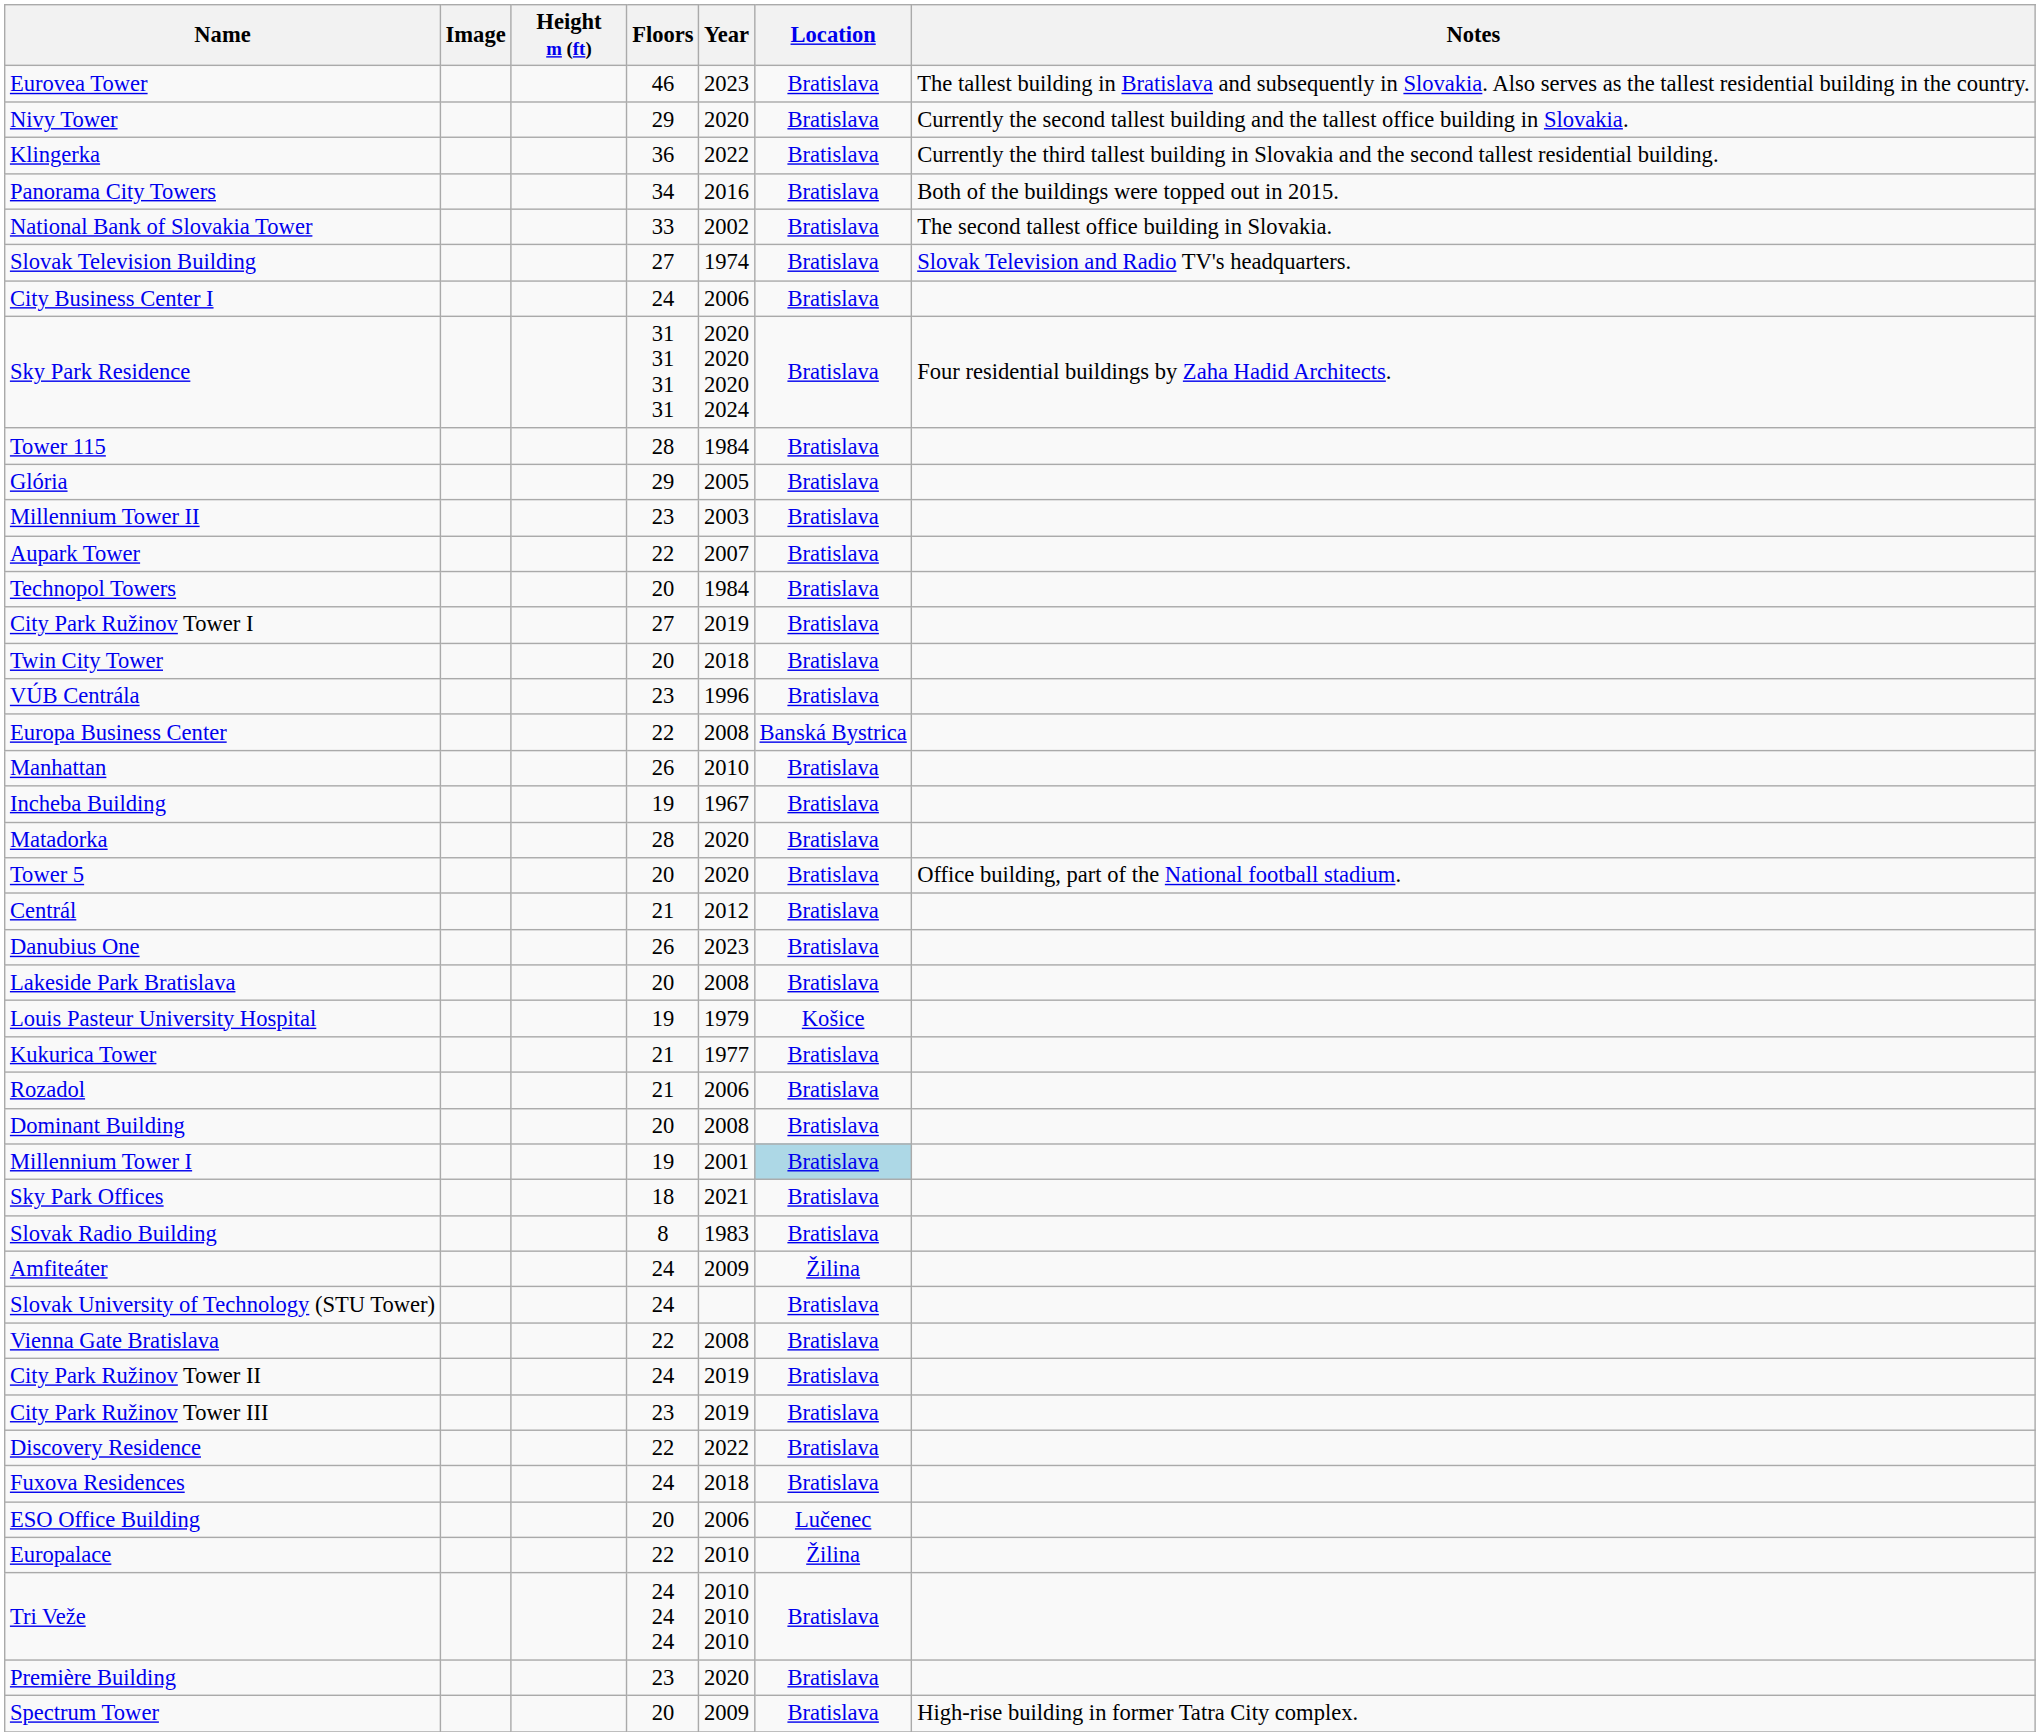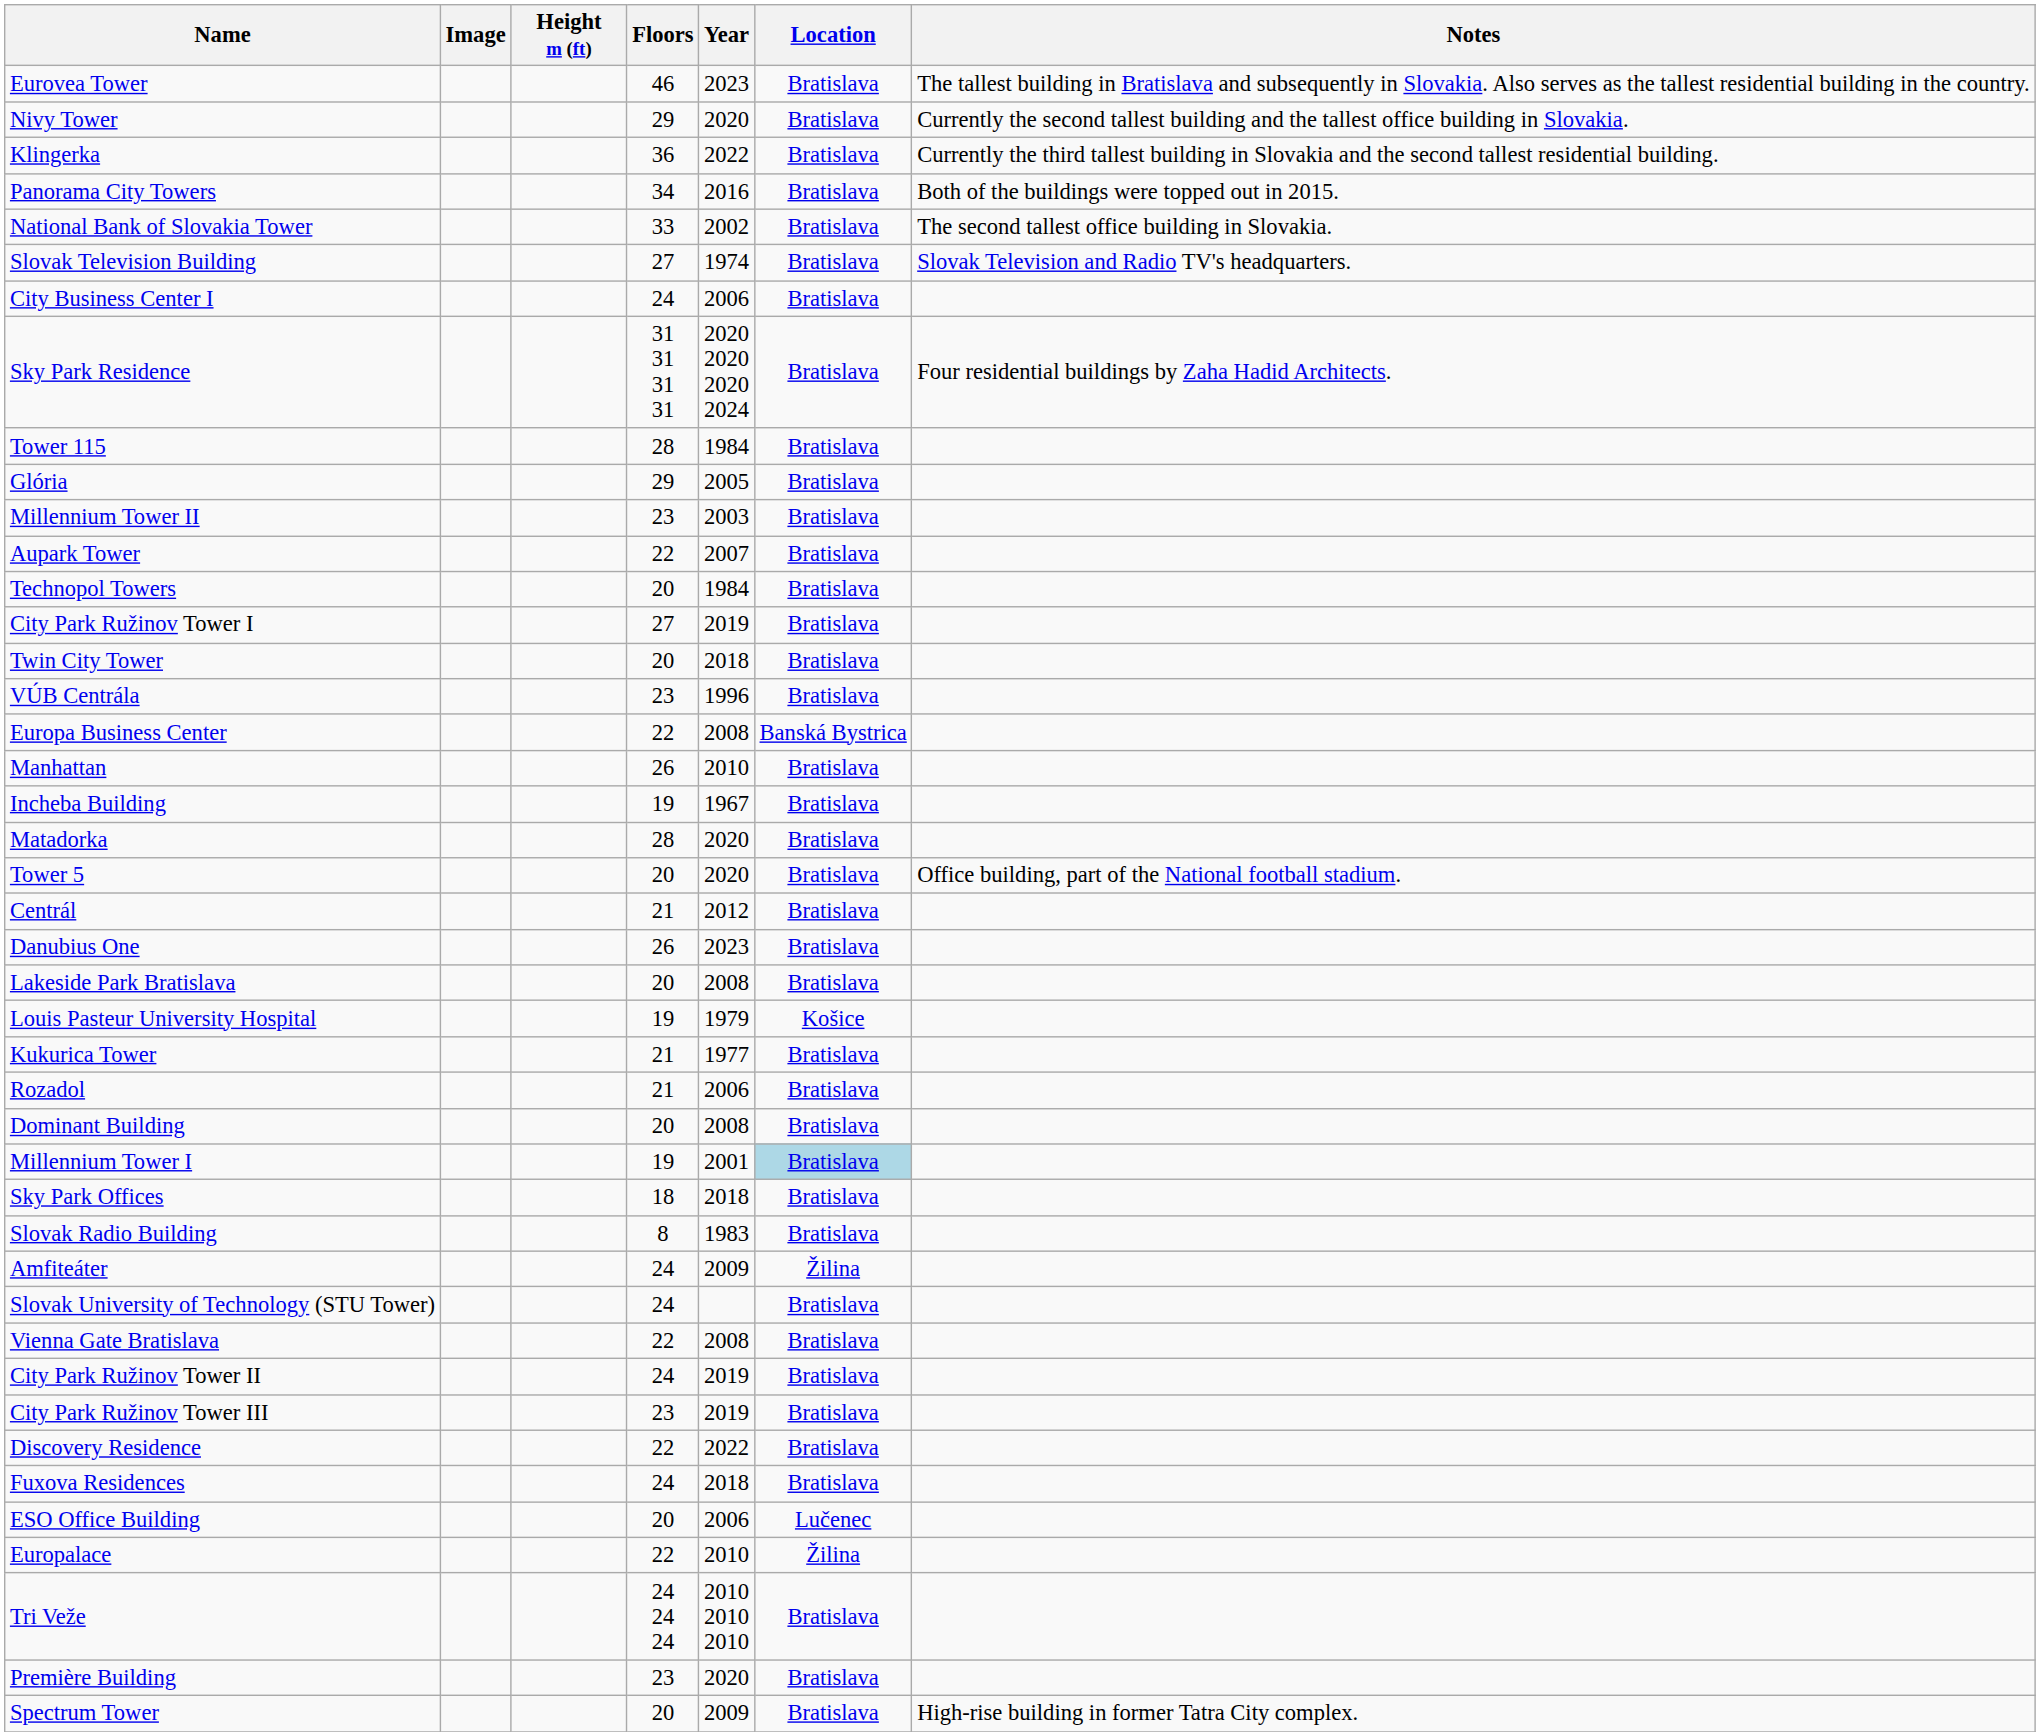(727, 1197) 2021 -> (727, 1197) 2018
